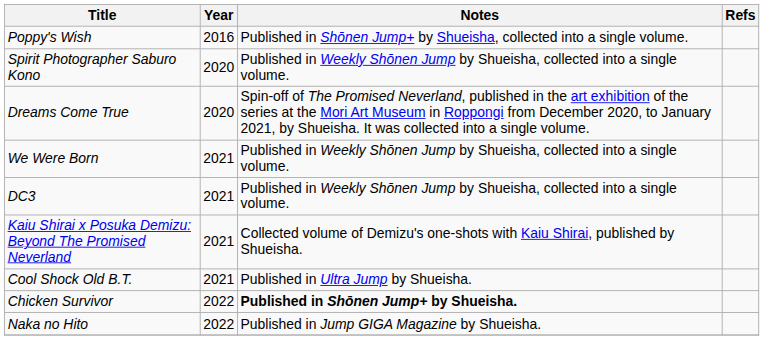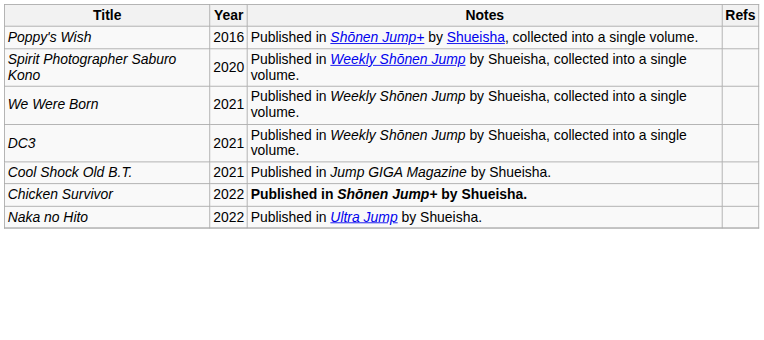- row: (68, 113)
- row: (99, 241)
(356, 279) Published in Ultra Jump by Shueisha. -> (401, 172) Published in Jump GIGA Magazine by Shueisha.
(391, 323) Published in Jump GIGA Magazine by Shueisha. -> (366, 217) Published in Ultra Jump by Shueisha.
